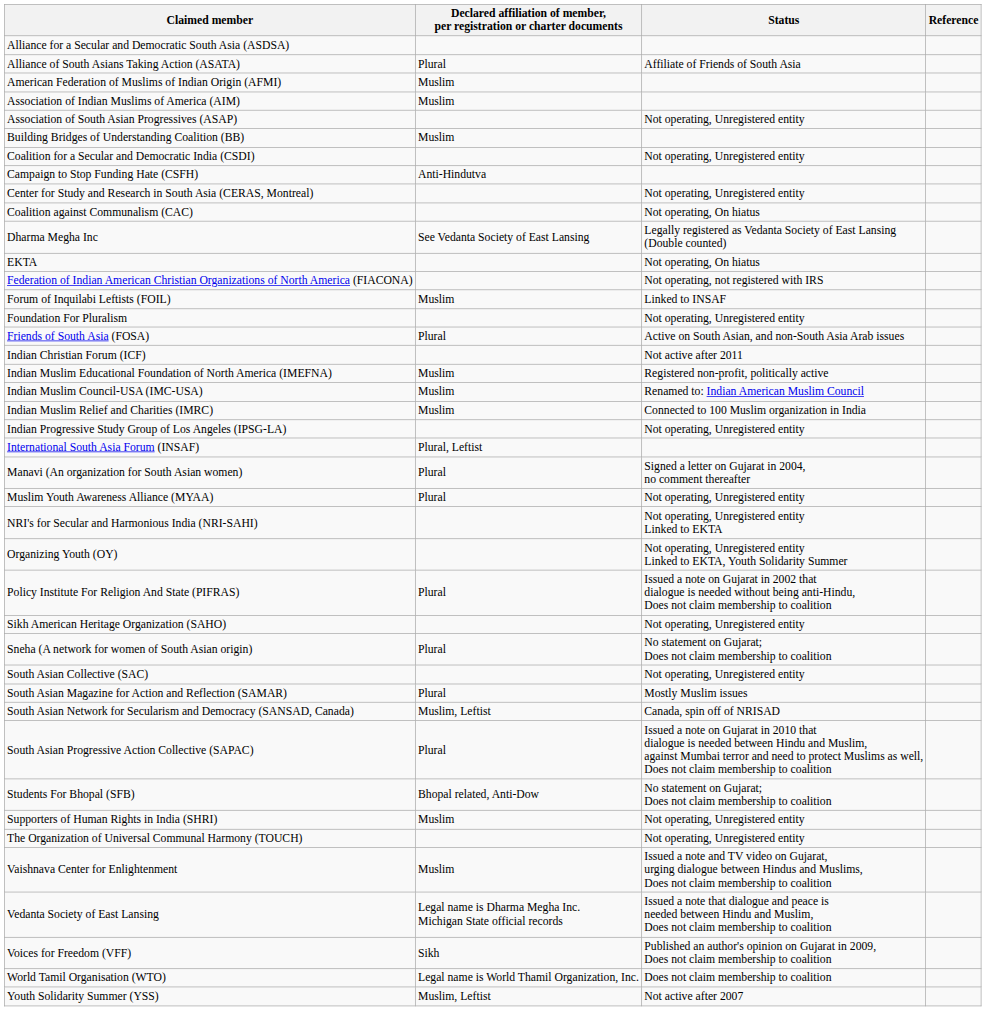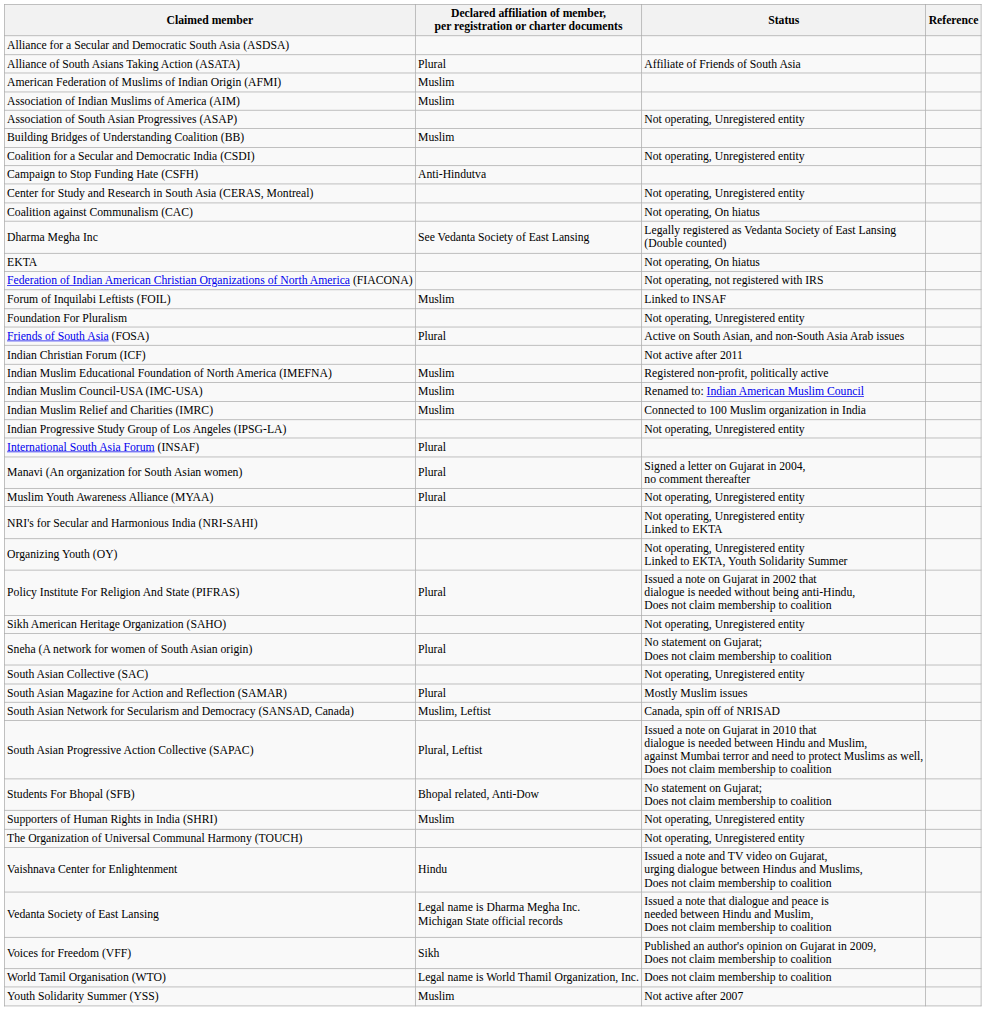(450, 447) Plural, Leftist -> (432, 447) Plural
(432, 749) Plural -> (450, 749) Plural, Leftist
(436, 869) Muslim -> (433, 869) Hindu
(454, 996) Muslim, Leftist -> (436, 996) Muslim
